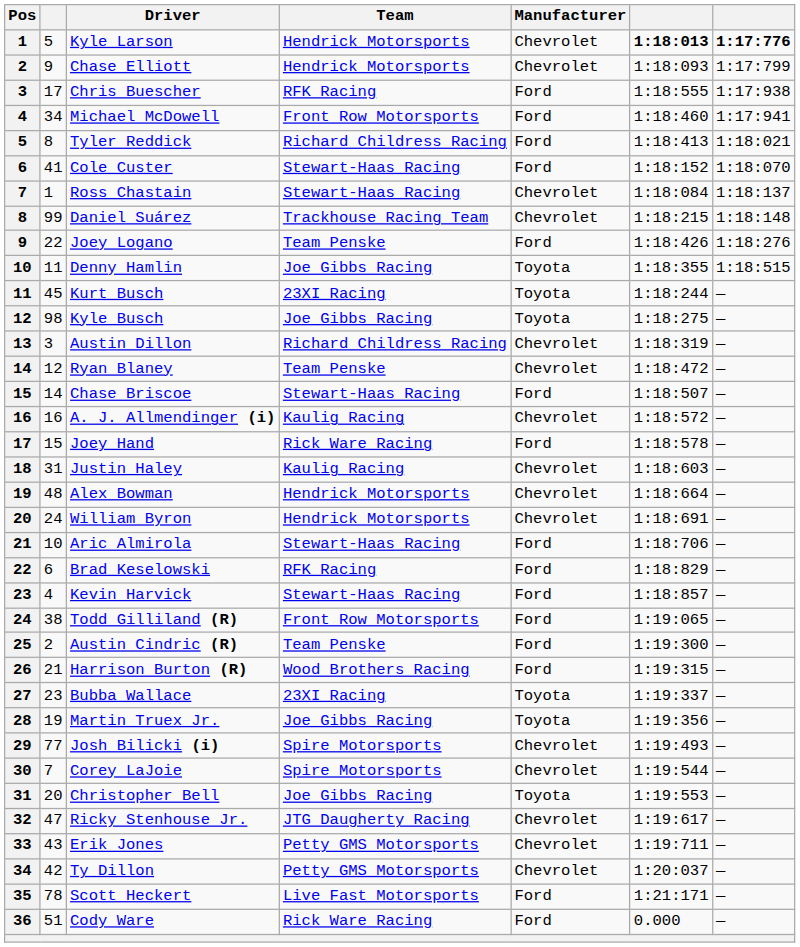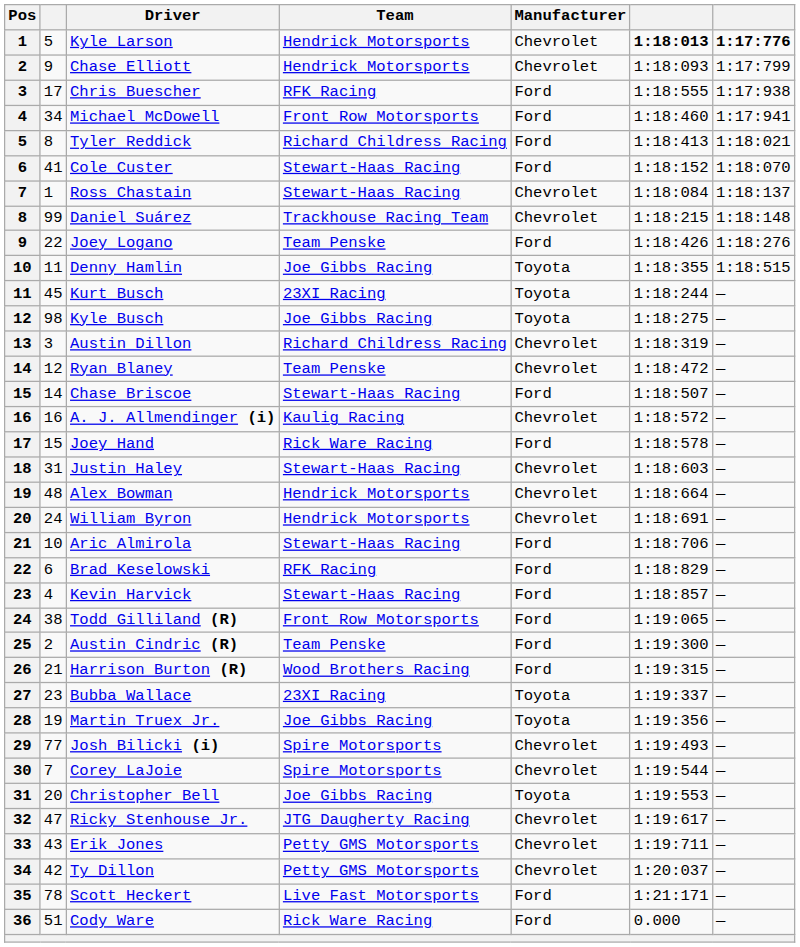(344, 470) Kaulig Racing -> (372, 470) Stewart-Haas Racing
